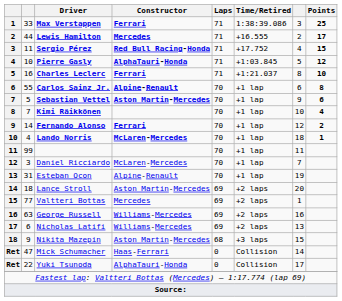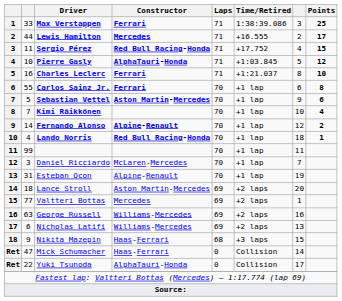(146, 87) Alpine-Renault -> (130, 87) Ferrari
(130, 125) Ferrari -> (146, 125) Alpine-Renault
(151, 138) McLaren-Mercedes -> (162, 138) Red Bull Racing-Honda
(162, 239) Aston Martin-Mercedes -> (141, 239) Haas-Ferrari
